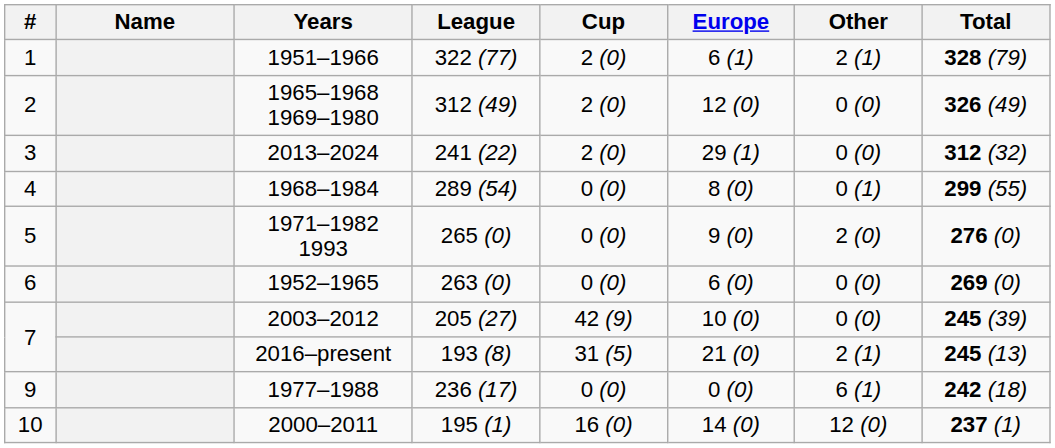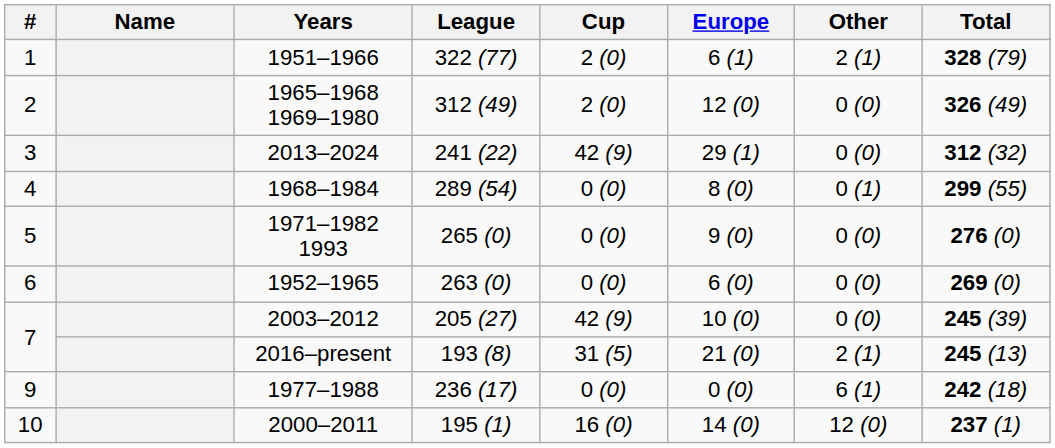(604, 152) 2 (0) -> (604, 152) 42 (9)
(858, 236) 2 (0) -> (858, 236) 0 (0)
